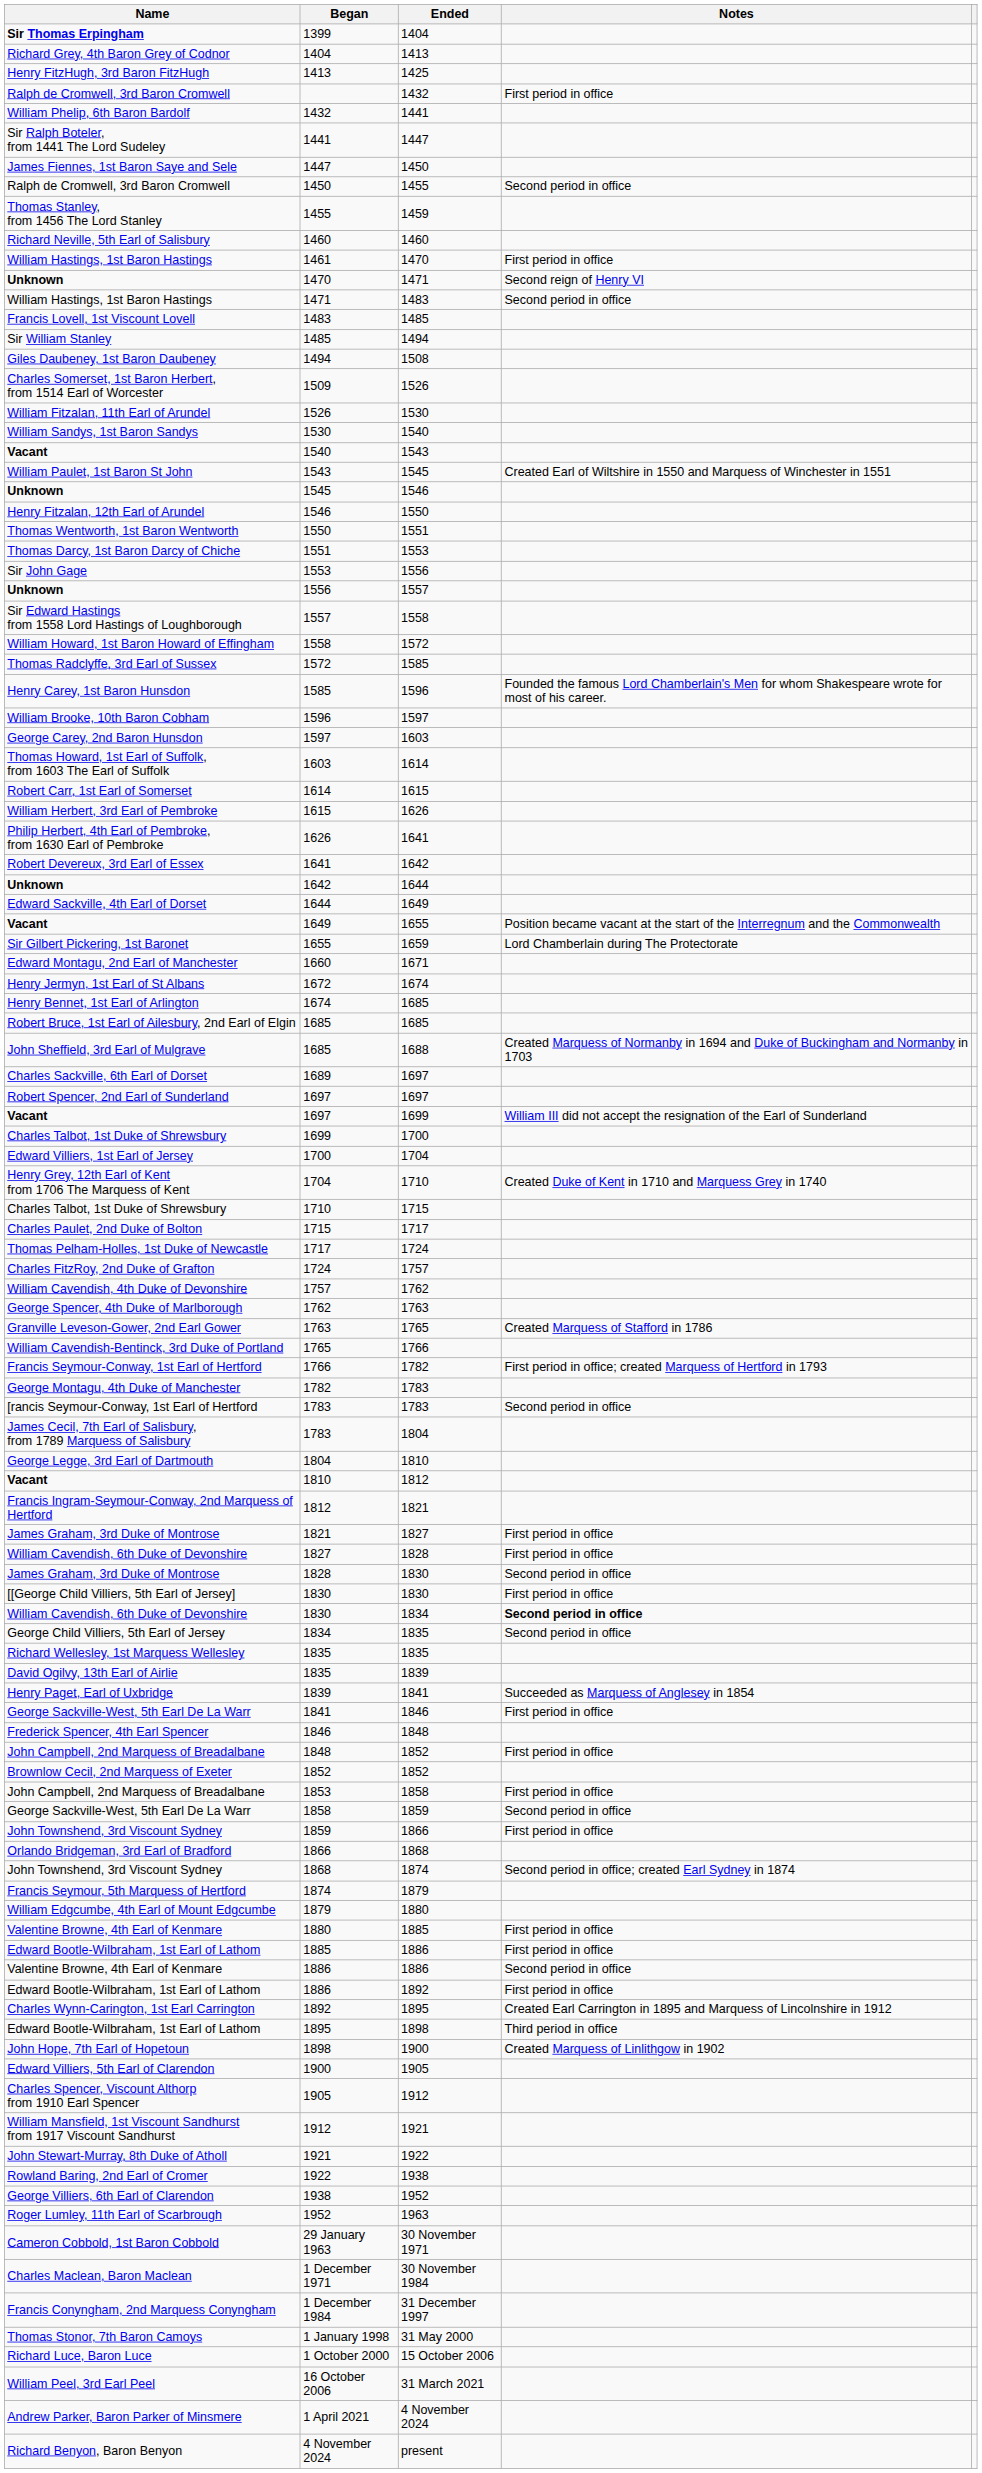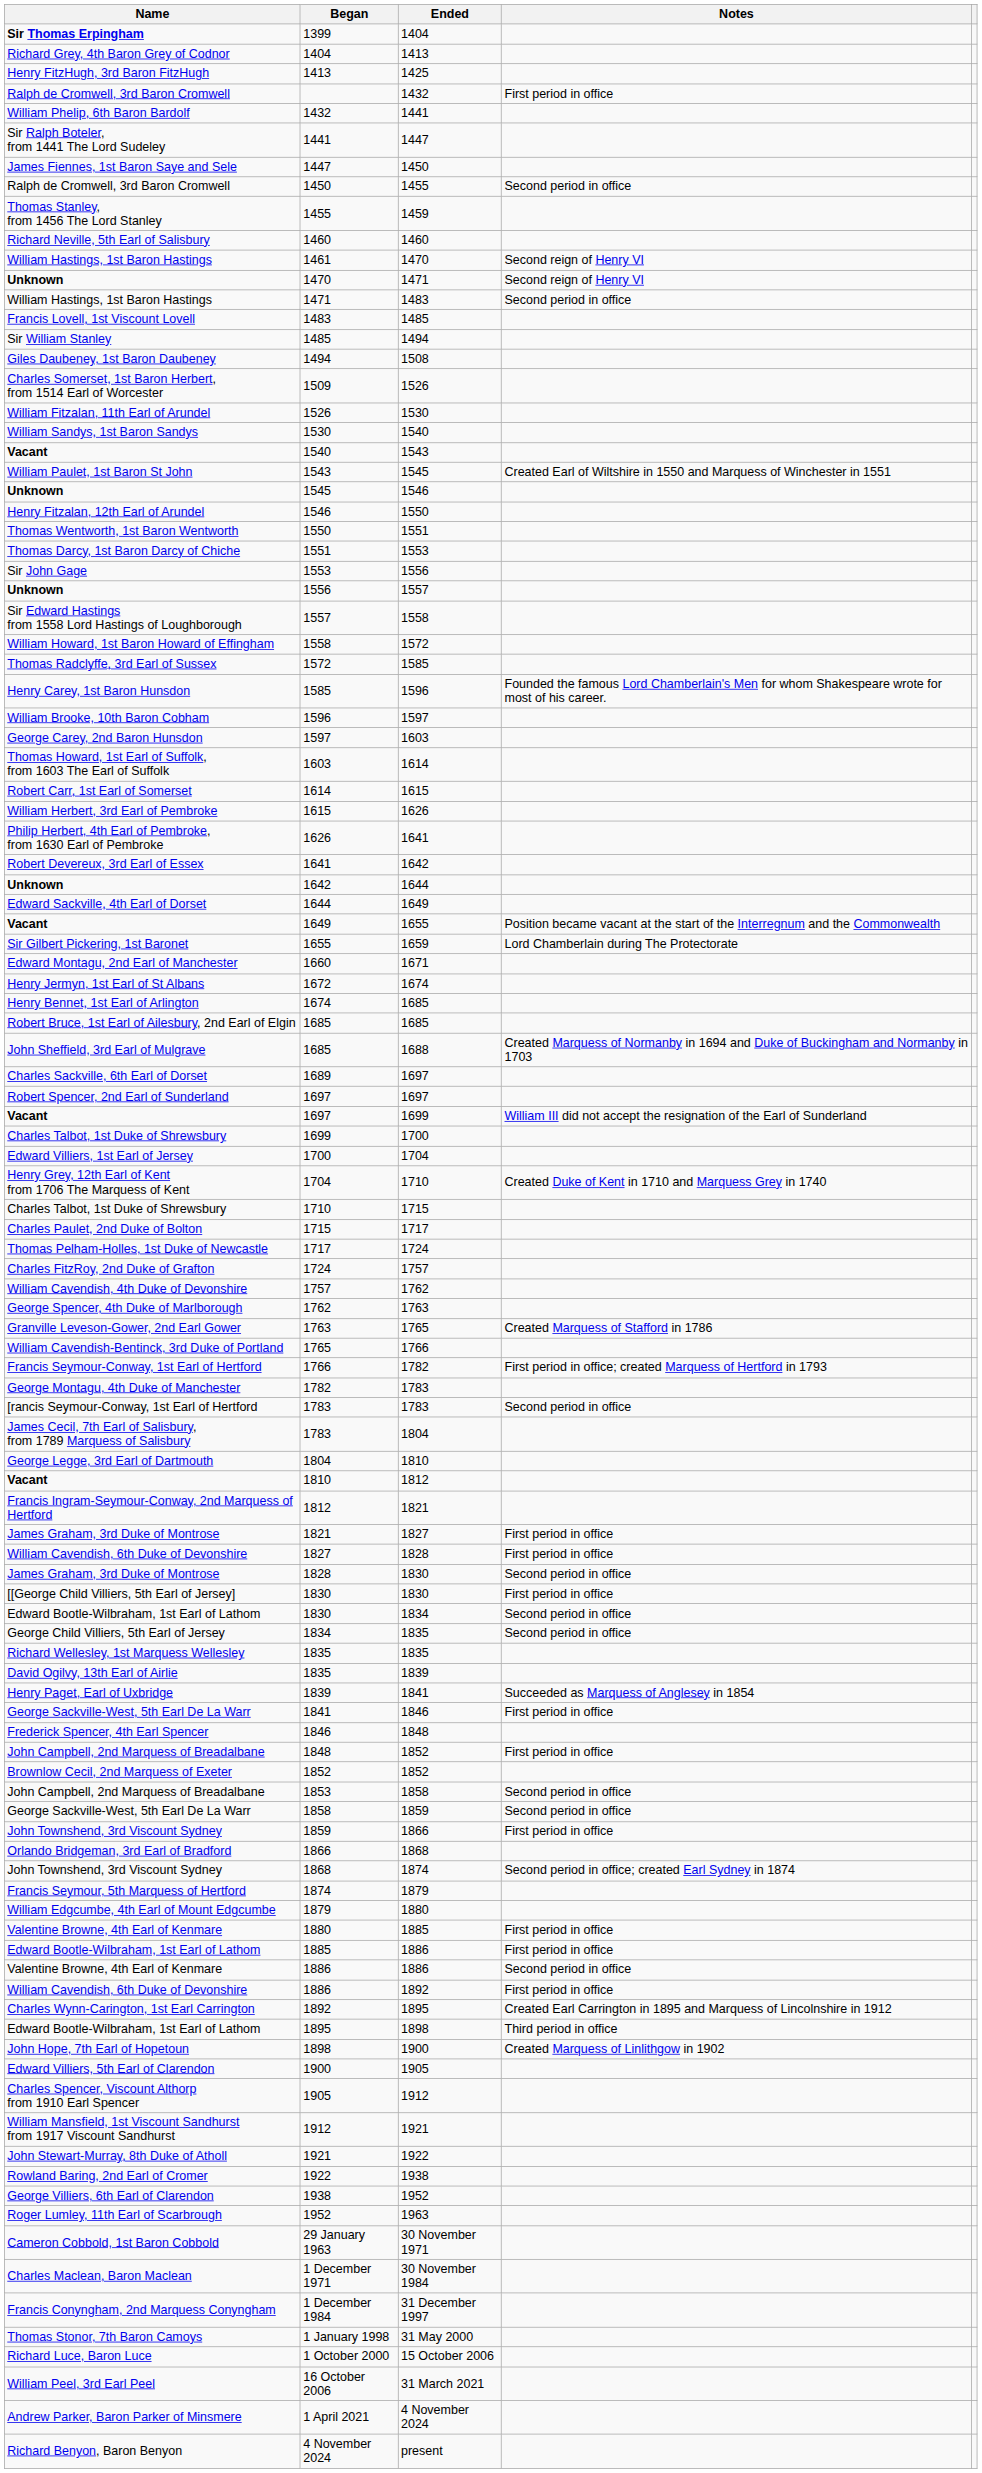(559, 260) First period in office -> (574, 260) Second reign of Henry VI
(127, 1613) William Cavendish, 6th Duke of Devonshire -> (134, 1613) Edward Bootle-Wilbraham, 1st Earl of Lathom
(573, 1613) bold -> (568, 1613) normal
(559, 1791) First period in office -> (568, 1791) Second period in office
(134, 1989) Edward Bootle-Wilbraham, 1st Earl of Lathom -> (127, 1989) William Cavendish, 6th Duke of Devonshire
